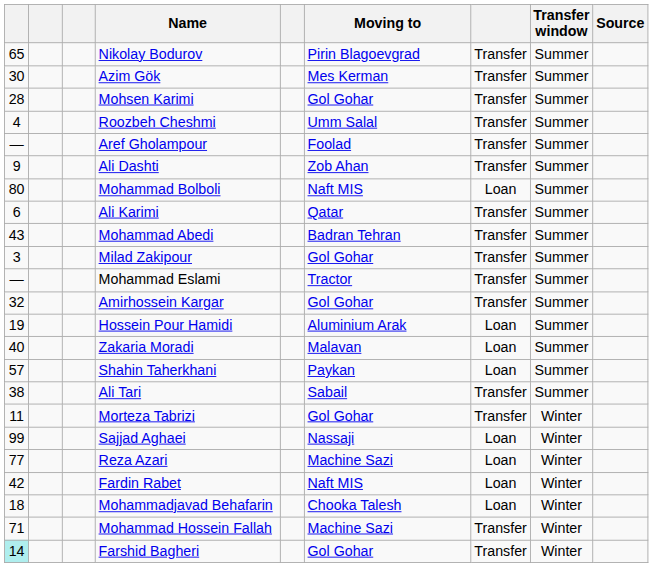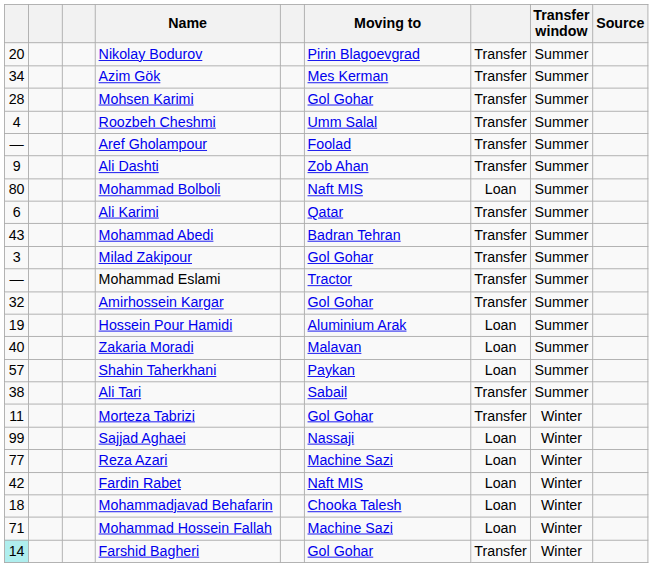(17, 54) 65 -> (17, 54) 20
(17, 76) 30 -> (17, 76) 34
(501, 528) Transfer -> (501, 528) Loan
